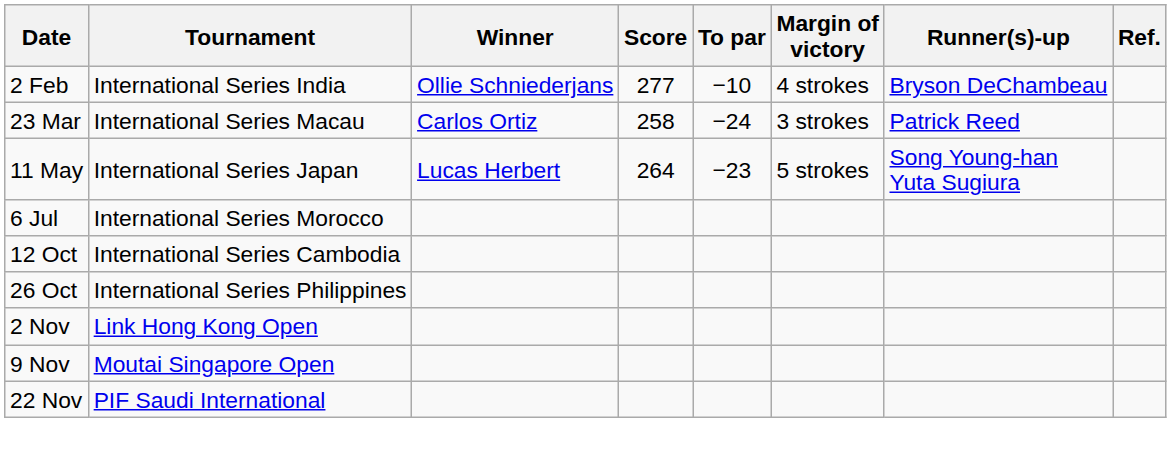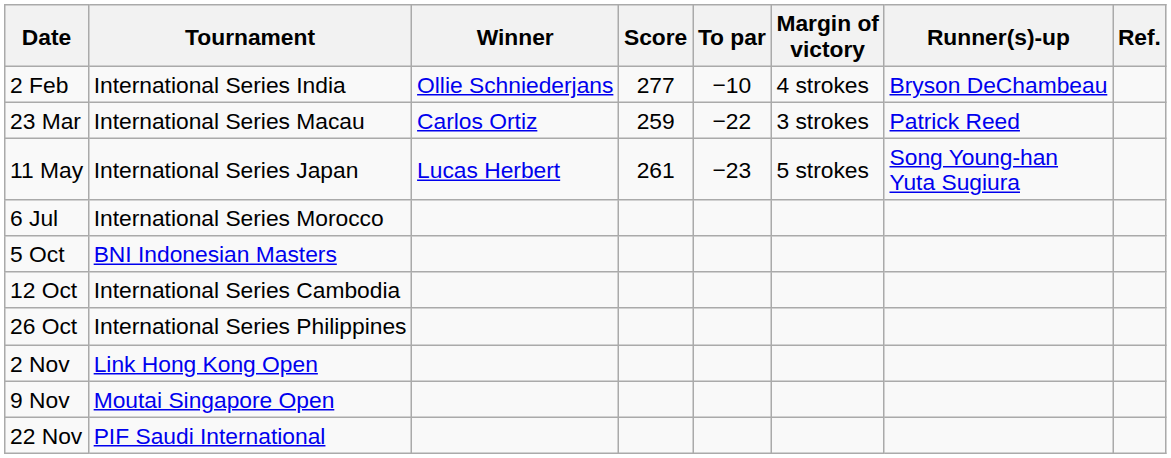(656, 121) 258 -> (656, 121) 259
(732, 121) −24 -> (732, 121) −22
(656, 170) 264 -> (656, 170) 261
+ row: (37, 254)
